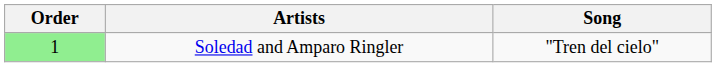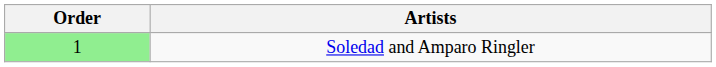- column: (602, 18)
